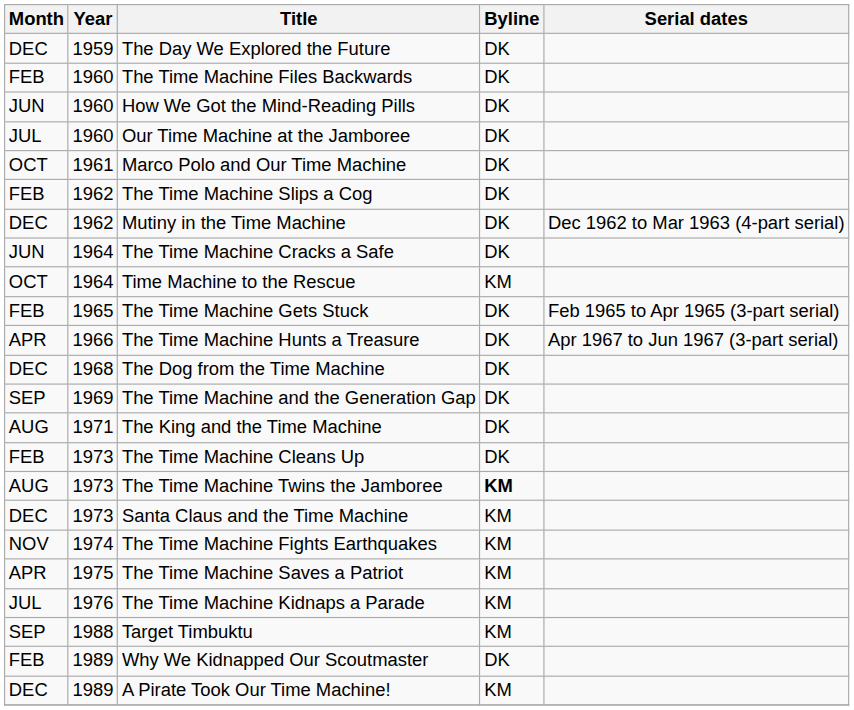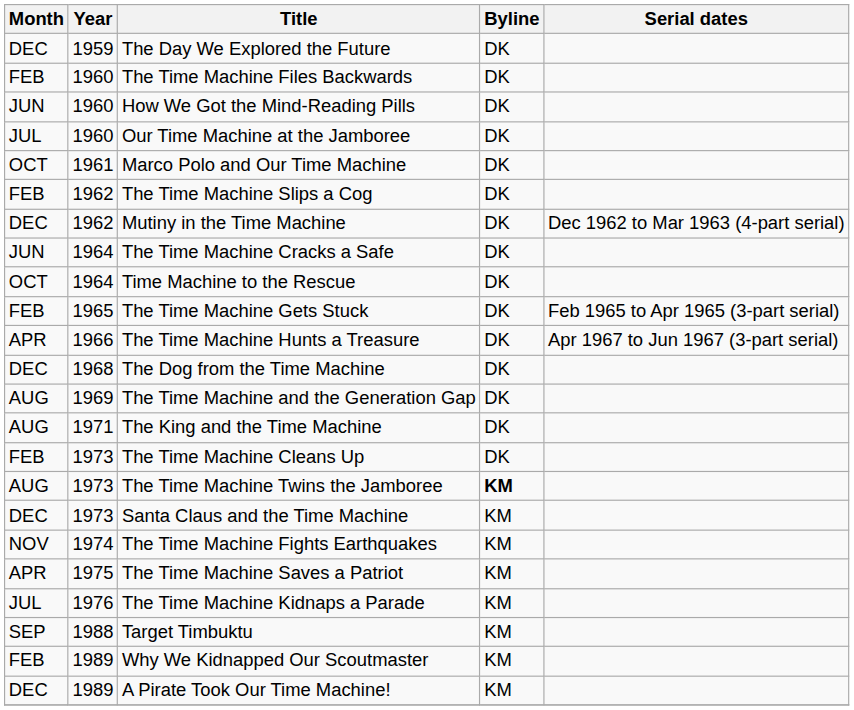(498, 281) KM -> (497, 281) DK
(27, 398) SEP -> (29, 398) AUG
(497, 661) DK -> (498, 661) KM
